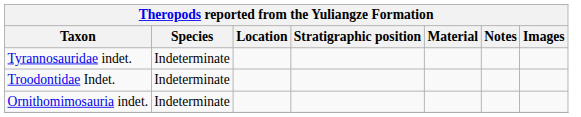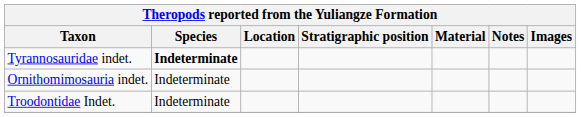(192, 58) normal -> (196, 58) bold
rows swapped: (78, 101) <-> (61, 79)
